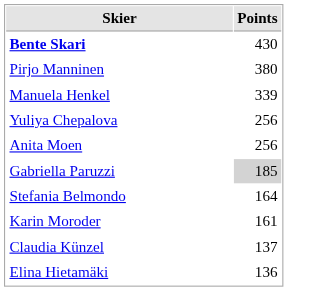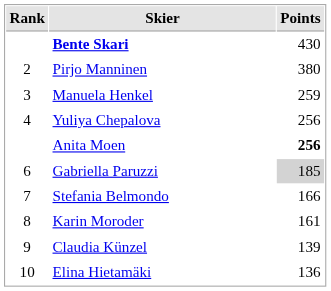+ column: (27, 18)
(266, 95) 339 -> (309, 95) 259
(266, 145) normal -> (309, 145) bold
(266, 196) 164 -> (309, 196) 166
(266, 247) 137 -> (309, 247) 139
